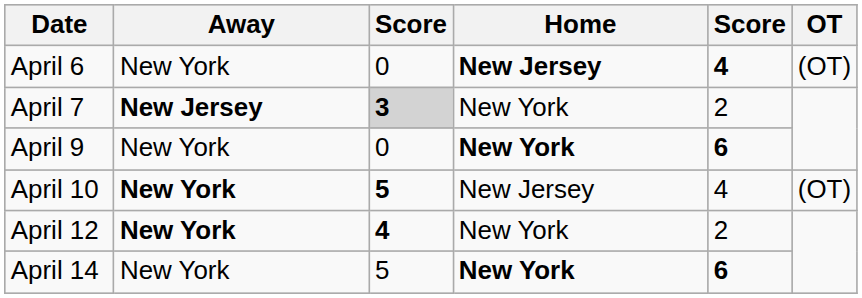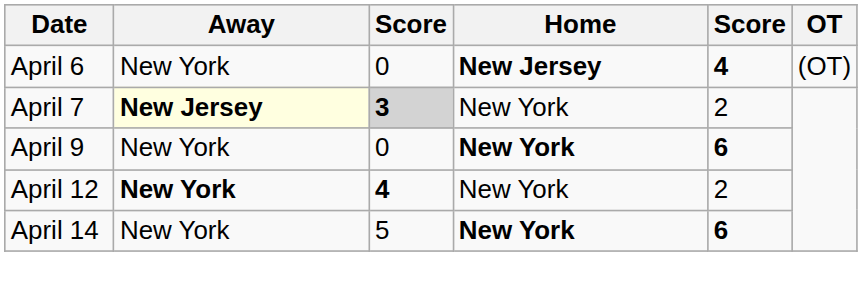(191, 107) no background -> (191, 107) lightyellow background
- row: (55, 189)
